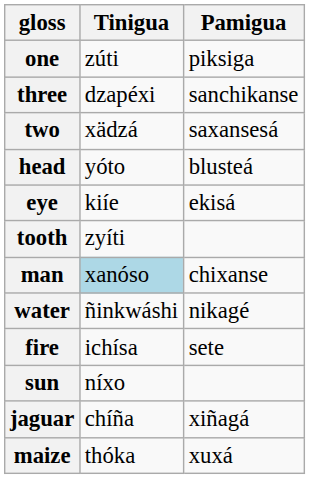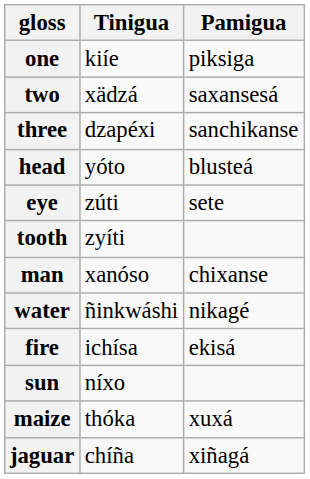(102, 58) zúti -> (102, 58) kiíe
rows swapped: (42, 130) <-> (42, 94)
(102, 202) kiíe -> (102, 202) zúti
(212, 202) ekisá -> (206, 202) sete
(117, 274) lightblue background -> (117, 274) no background
(206, 346) sete -> (212, 346) ekisá
rows swapped: (42, 454) <-> (42, 418)
